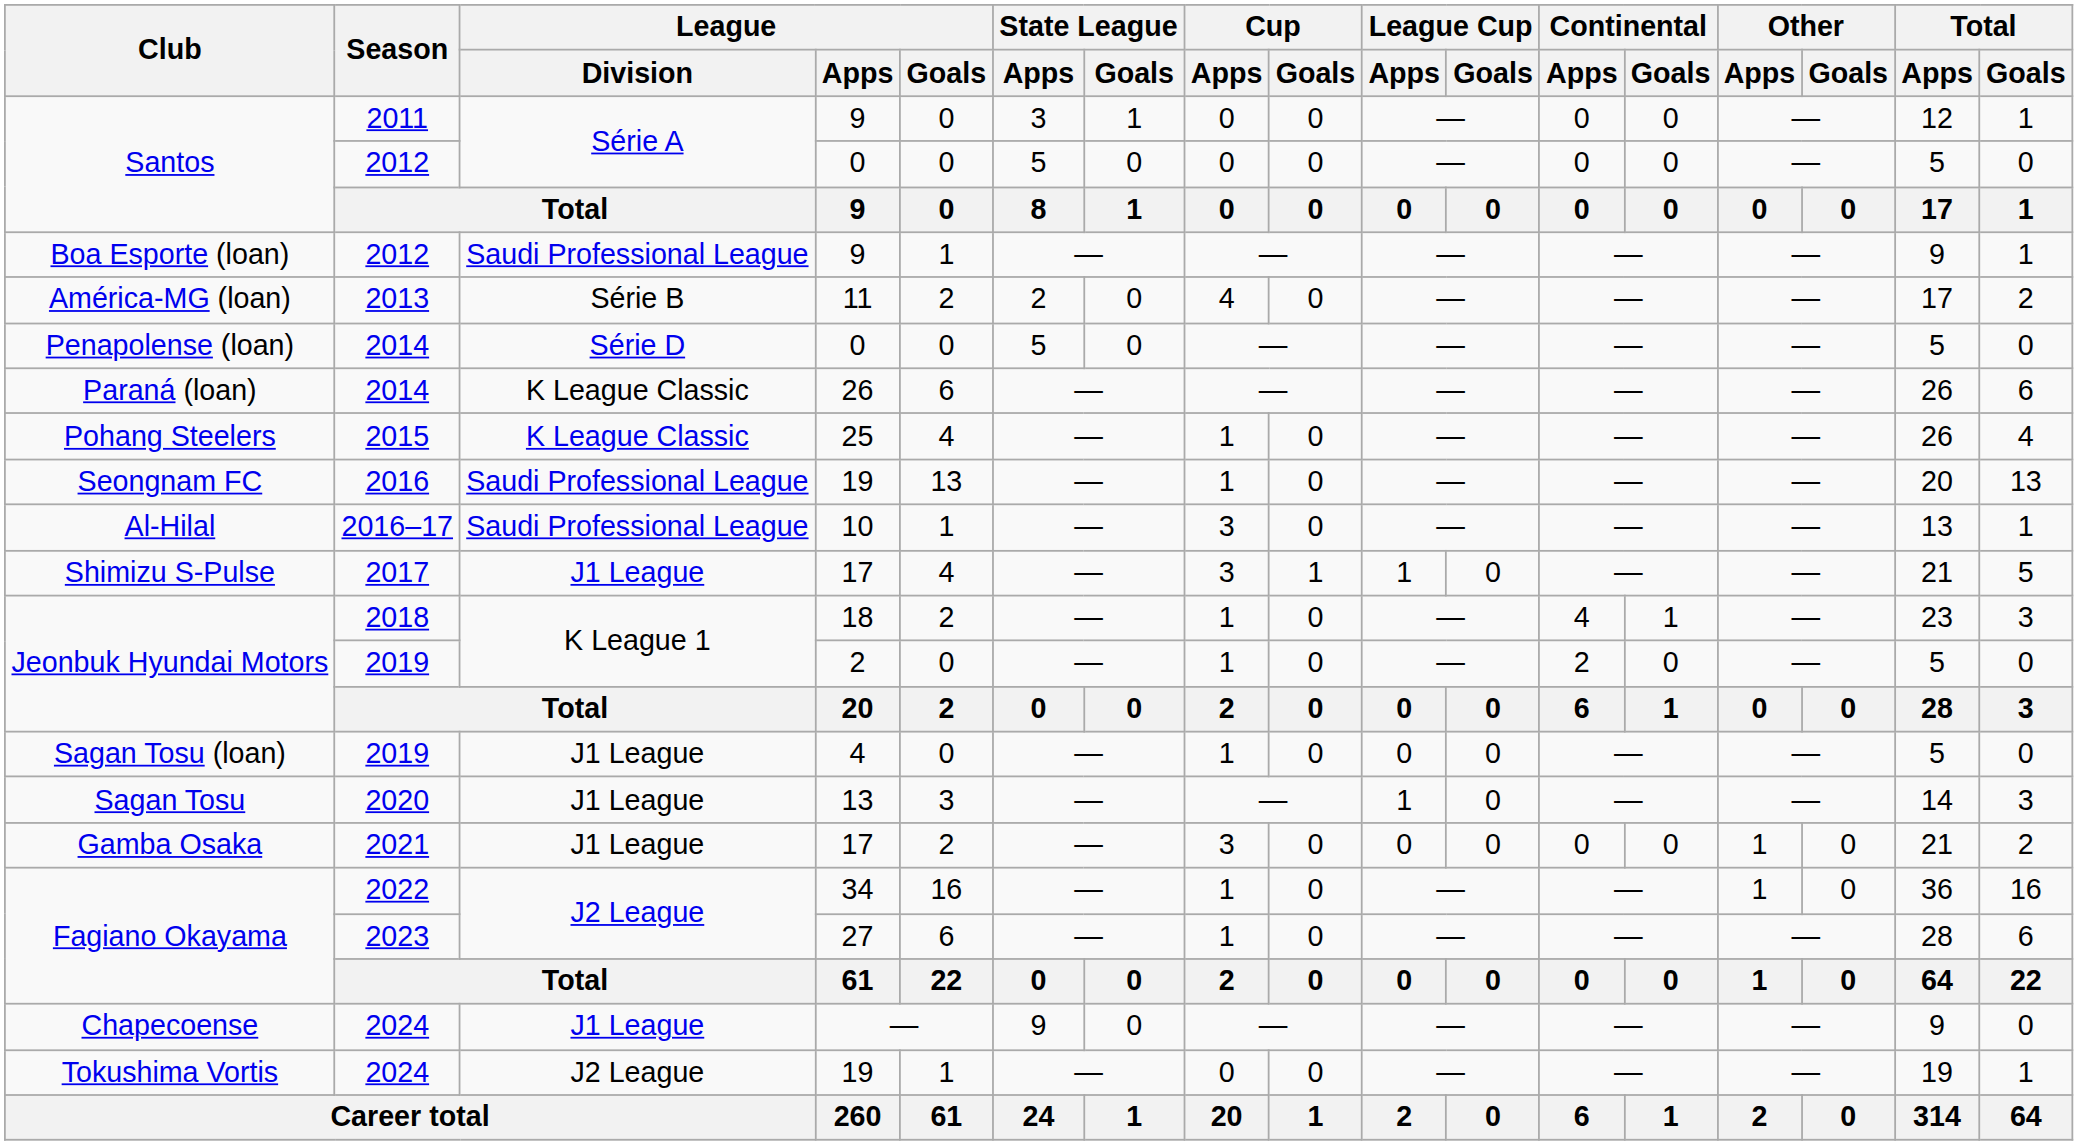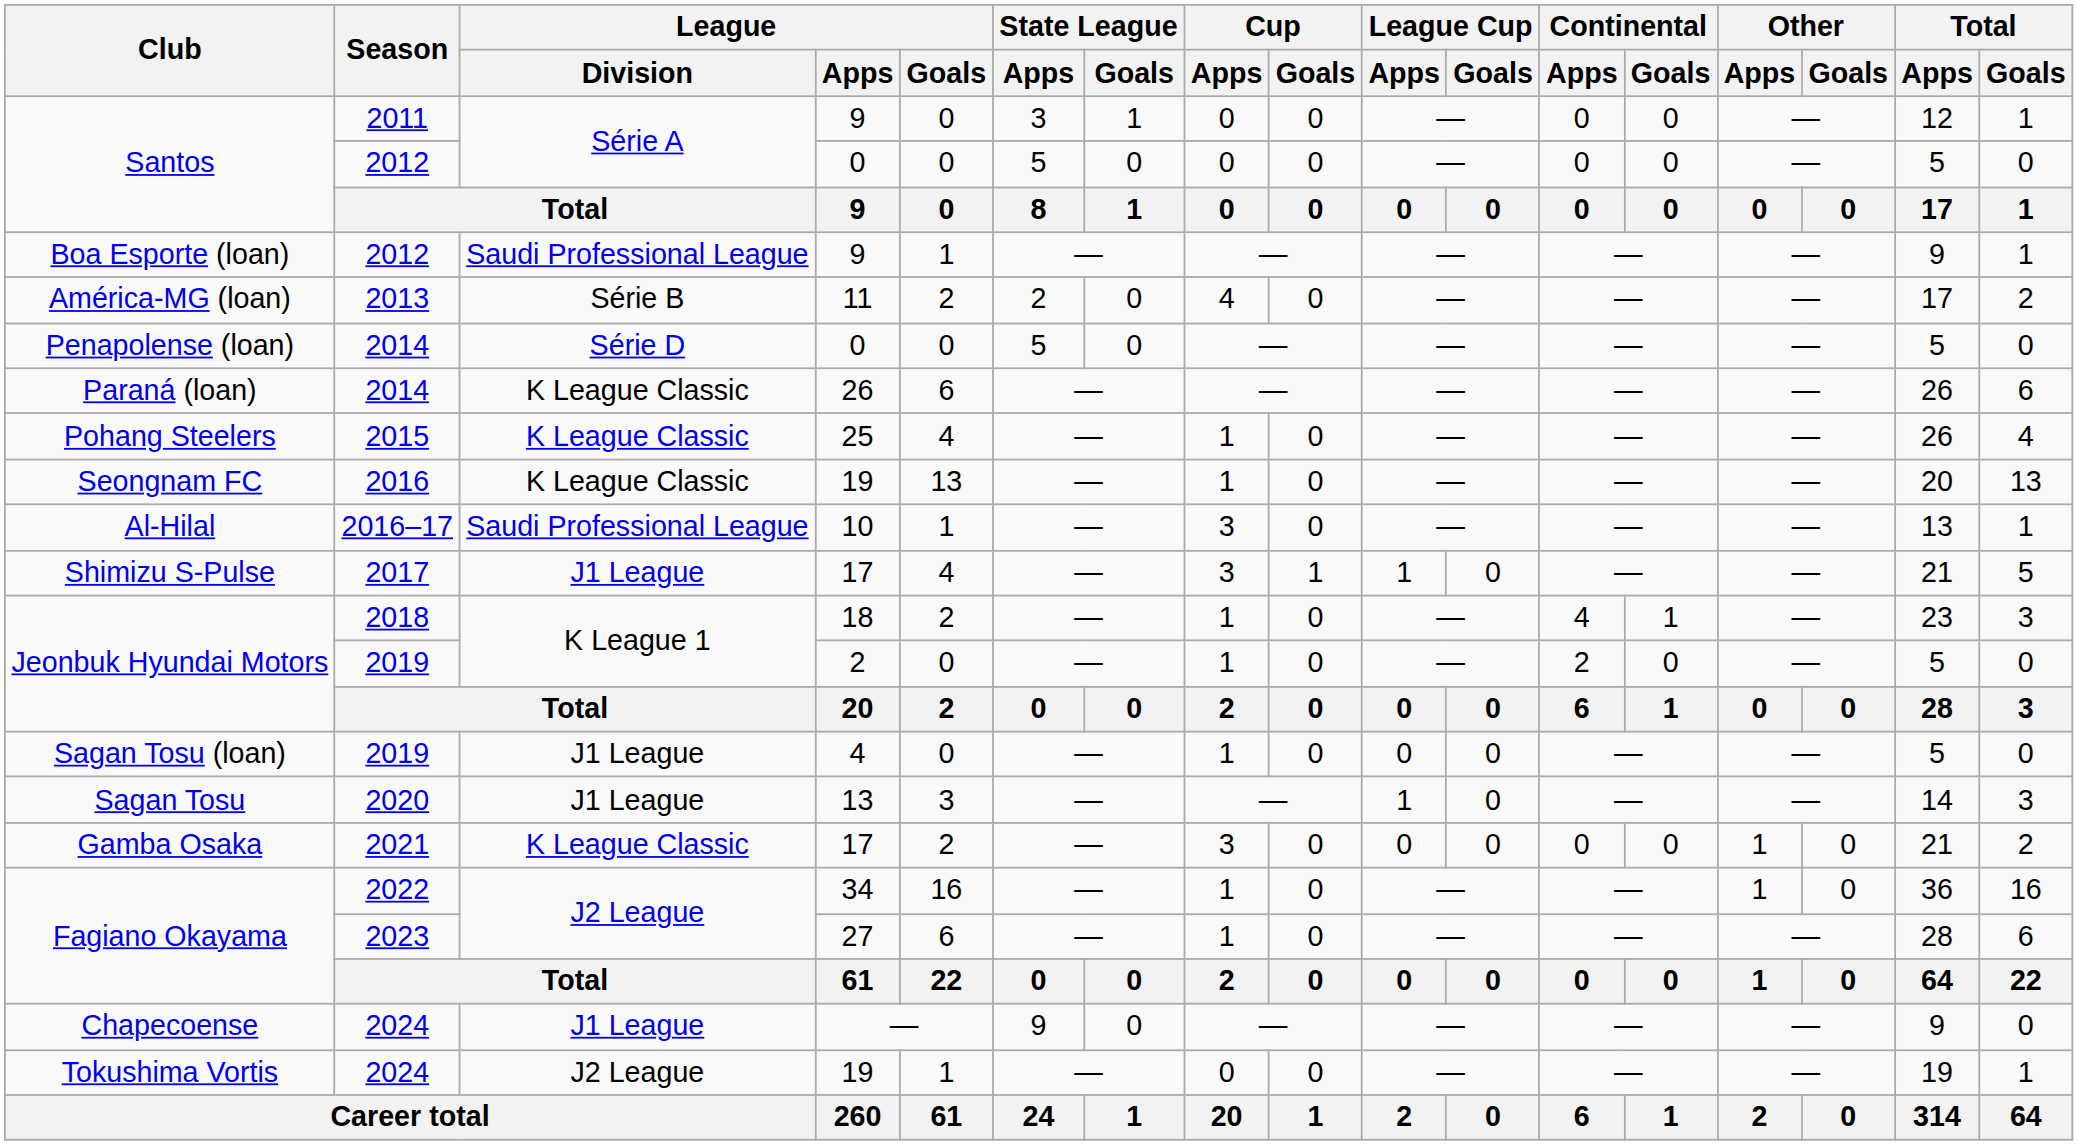(637, 481) Saudi Professional League -> (637, 481) K League Classic
(637, 844) J1 League -> (637, 844) K League Classic
